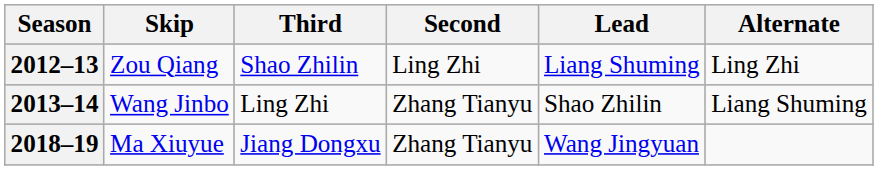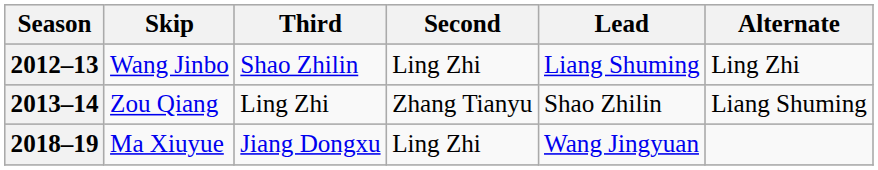(164, 64) Zou Qiang -> (169, 64) Wang Jinbo
(169, 104) Wang Jinbo -> (164, 104) Zou Qiang
(462, 143) Zhang Tianyu -> (436, 143) Ling Zhi
